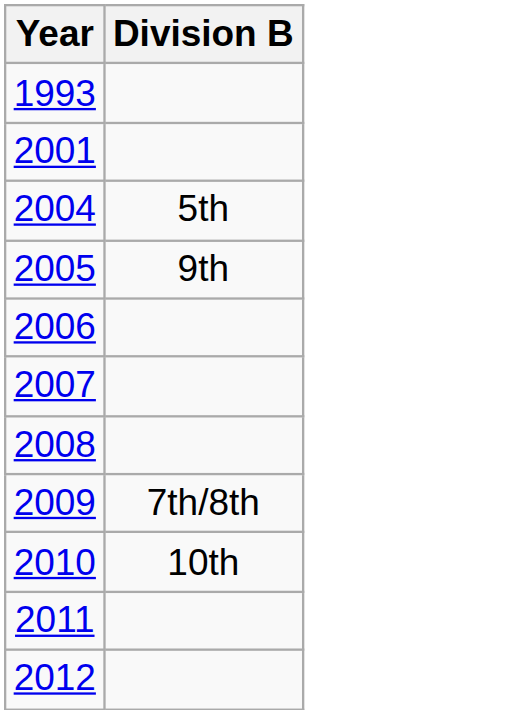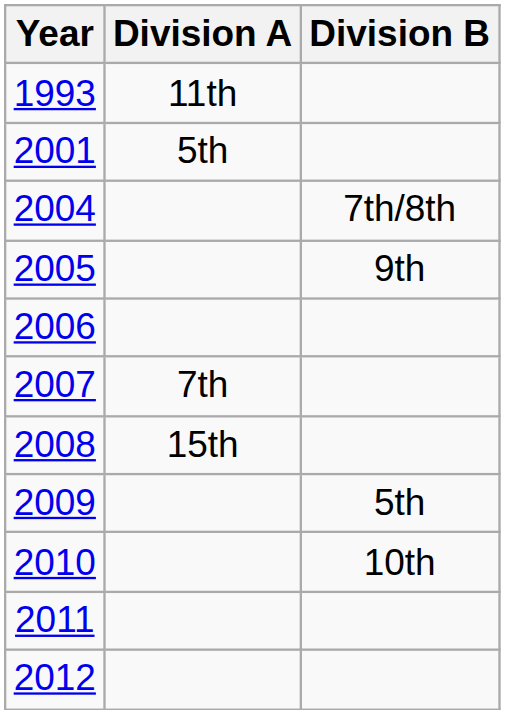+ column: (203, 33)
(203, 209) 5th -> (400, 209) 7th/8th
(203, 502) 7th/8th -> (400, 502) 5th
